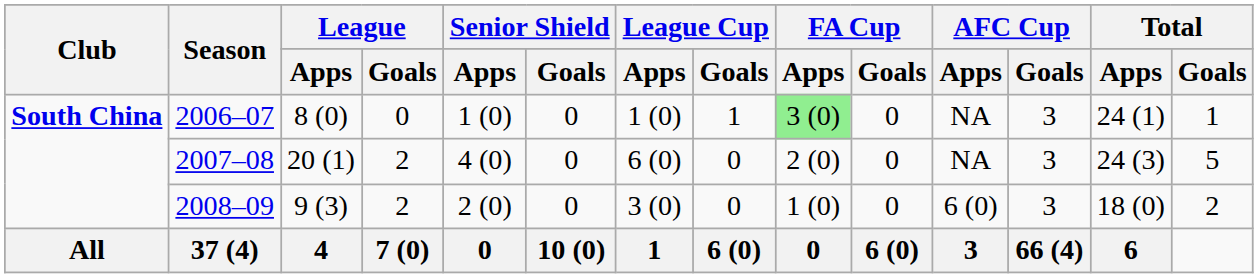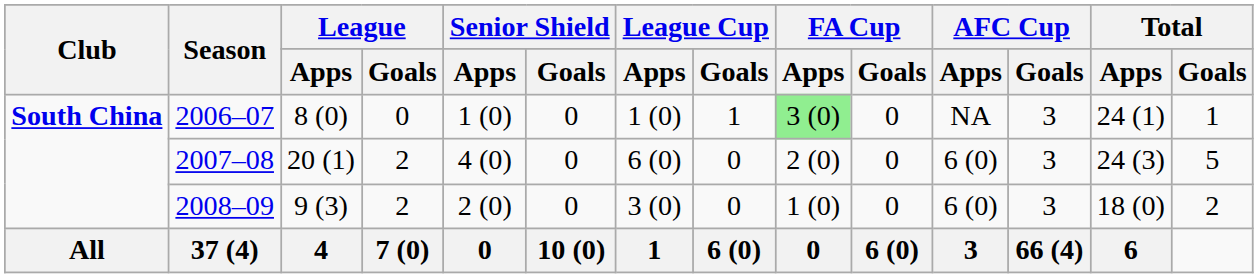(971, 160) NA -> (971, 160) 6 (0)
